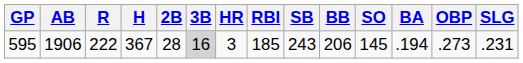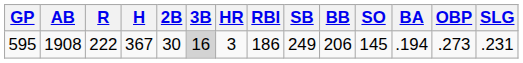(63, 44) 1906 -> (63, 44) 1908
(172, 44) 28 -> (172, 44) 30
(266, 44) 185 -> (266, 44) 186
(302, 44) 243 -> (302, 44) 249
